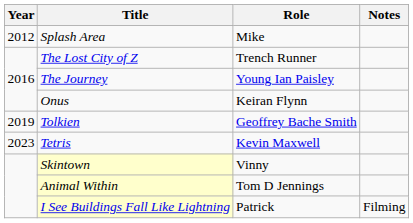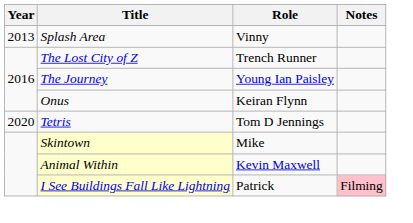(21, 36) 2012 -> (21, 36) 2013
(250, 36) Mike -> (252, 36) Vinny
- row: (60, 121)
(21, 143) 2023 -> (21, 121) 2020
(278, 143) Kevin Maxwell -> (280, 121) Tom D Jennings
(252, 164) Vinny -> (250, 143) Mike
(280, 185) Tom D Jennings -> (278, 164) Kevin Maxwell
(384, 206) no background -> (361, 185) pink background
